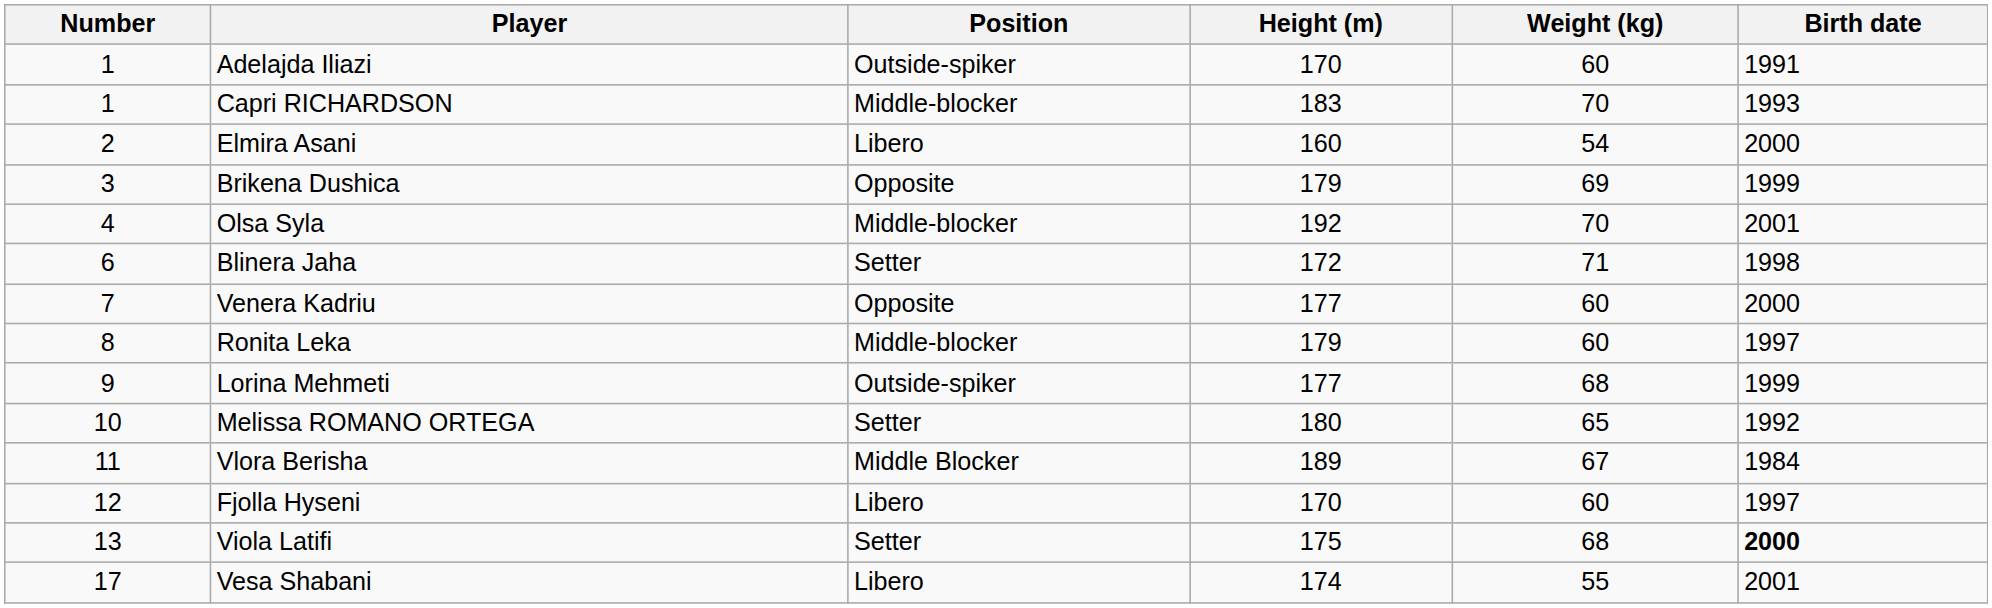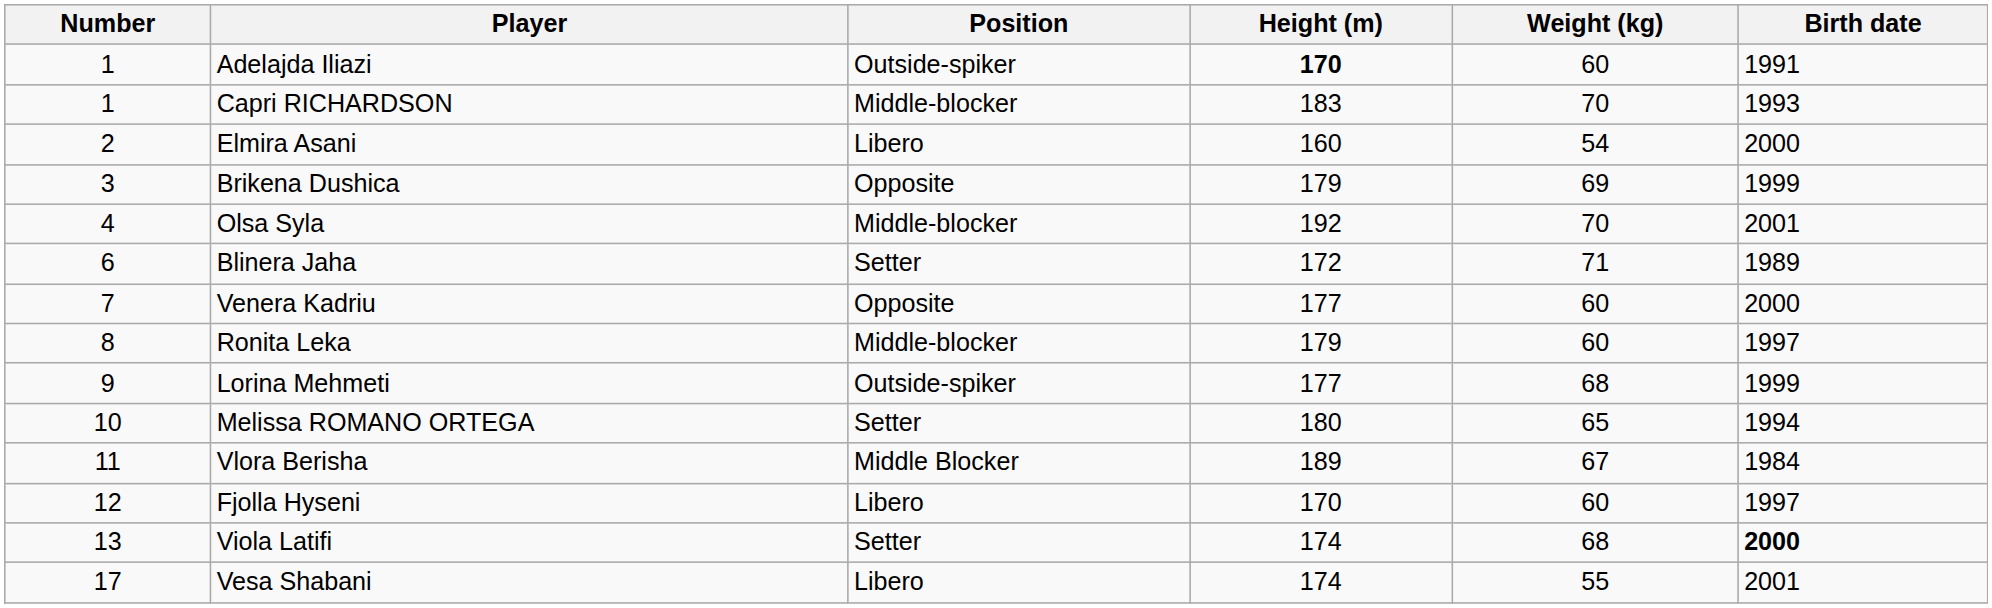(1321, 64) normal -> (1321, 64) bold
(1772, 263) 1998 -> (1772, 263) 1989
(1772, 422) 1992 -> (1772, 422) 1994
(1321, 542) 175 -> (1321, 542) 174
